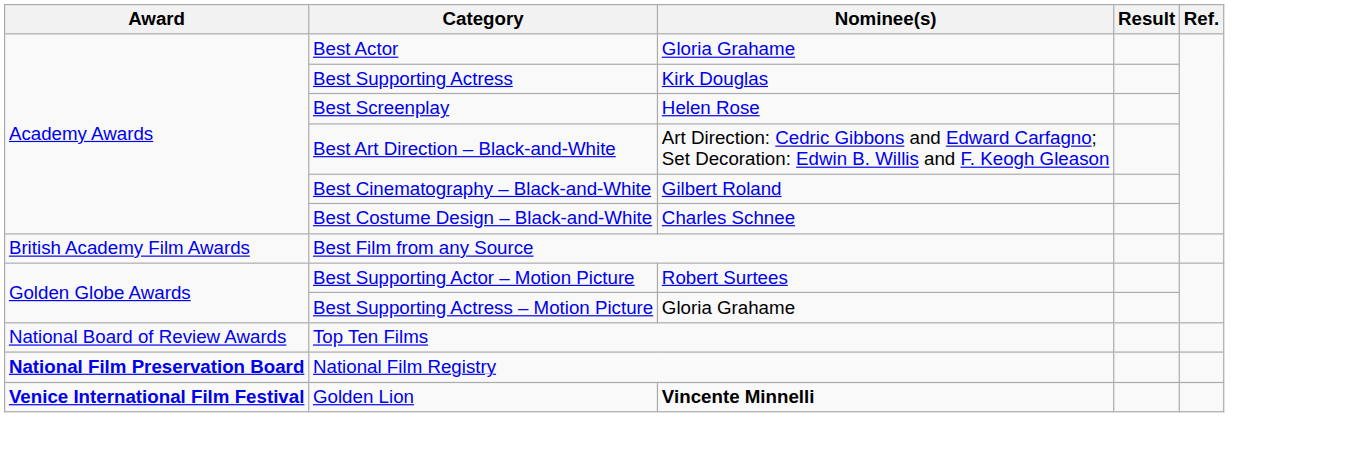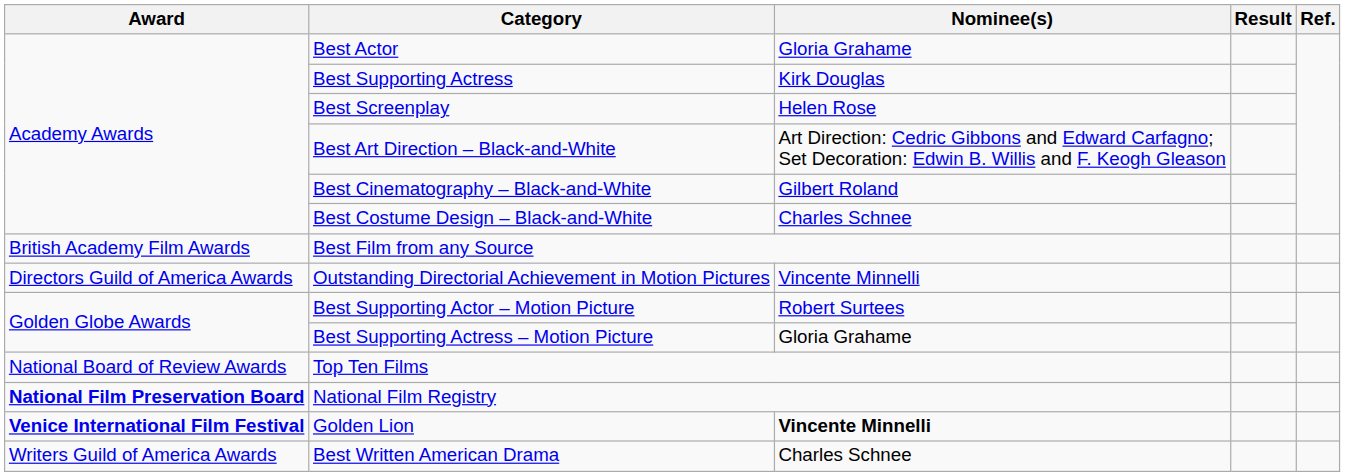+ row: (541, 277)
+ row: (436, 456)
